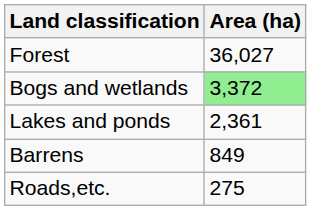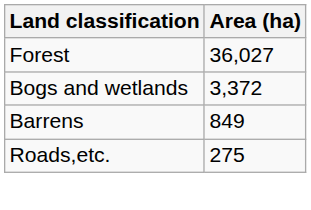(236, 88) lightgreen background -> (236, 88) no background
- row: (90, 121)
